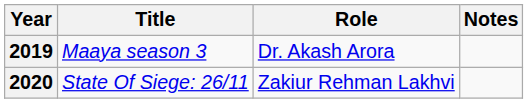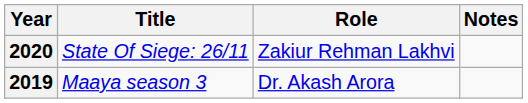rows swapped: (31, 51) <-> (31, 82)
